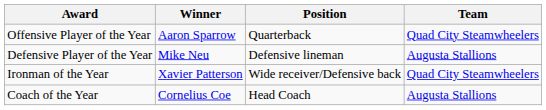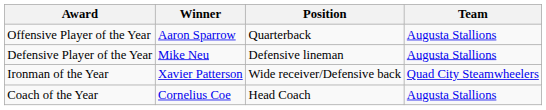(473, 34) Quad City Steamwheelers -> (452, 34) Augusta Stallions
